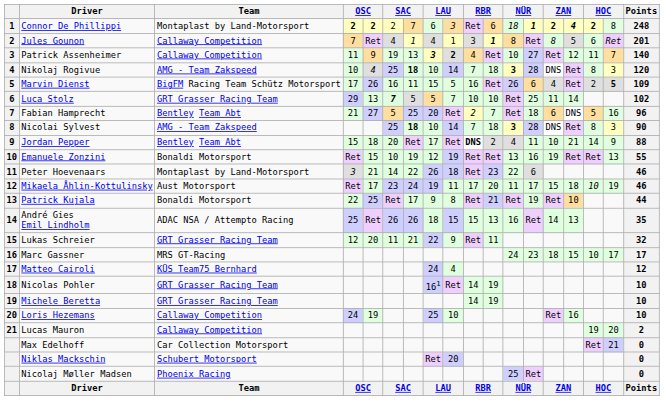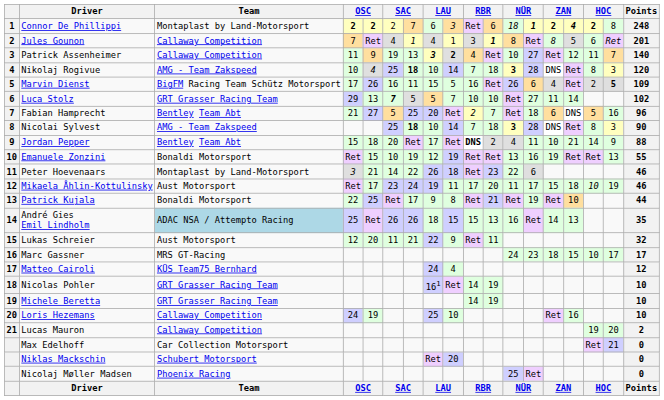(533, 99) 25 -> (533, 99) 27
(225, 220) no background -> (225, 220) lightblue background
(217, 240) GRT Grasser Racing Team -> (196, 240) Aust Motorsport
